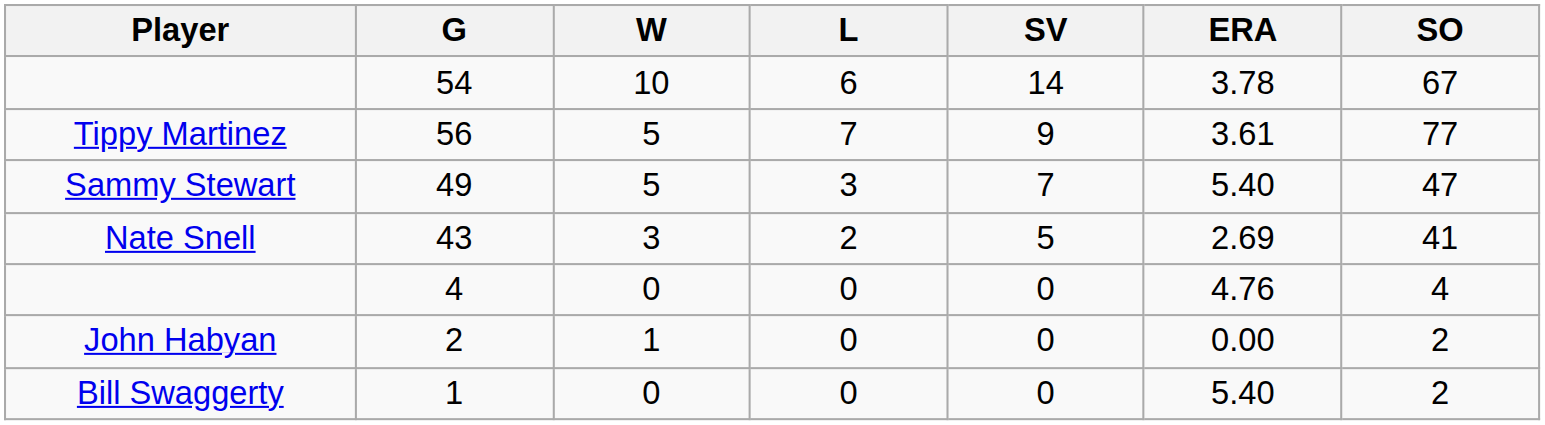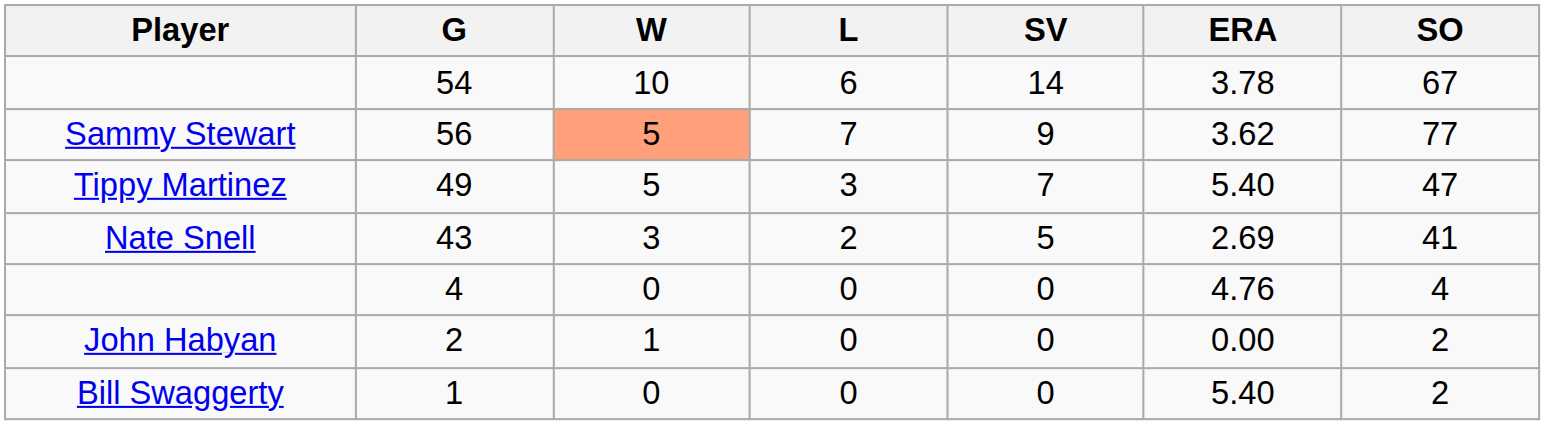(180, 133) Tippy Martinez -> (180, 133) Sammy Stewart
(651, 133) no background -> (651, 133) lightsalmon background
(1243, 133) 3.61 -> (1243, 133) 3.62
(180, 185) Sammy Stewart -> (180, 185) Tippy Martinez
